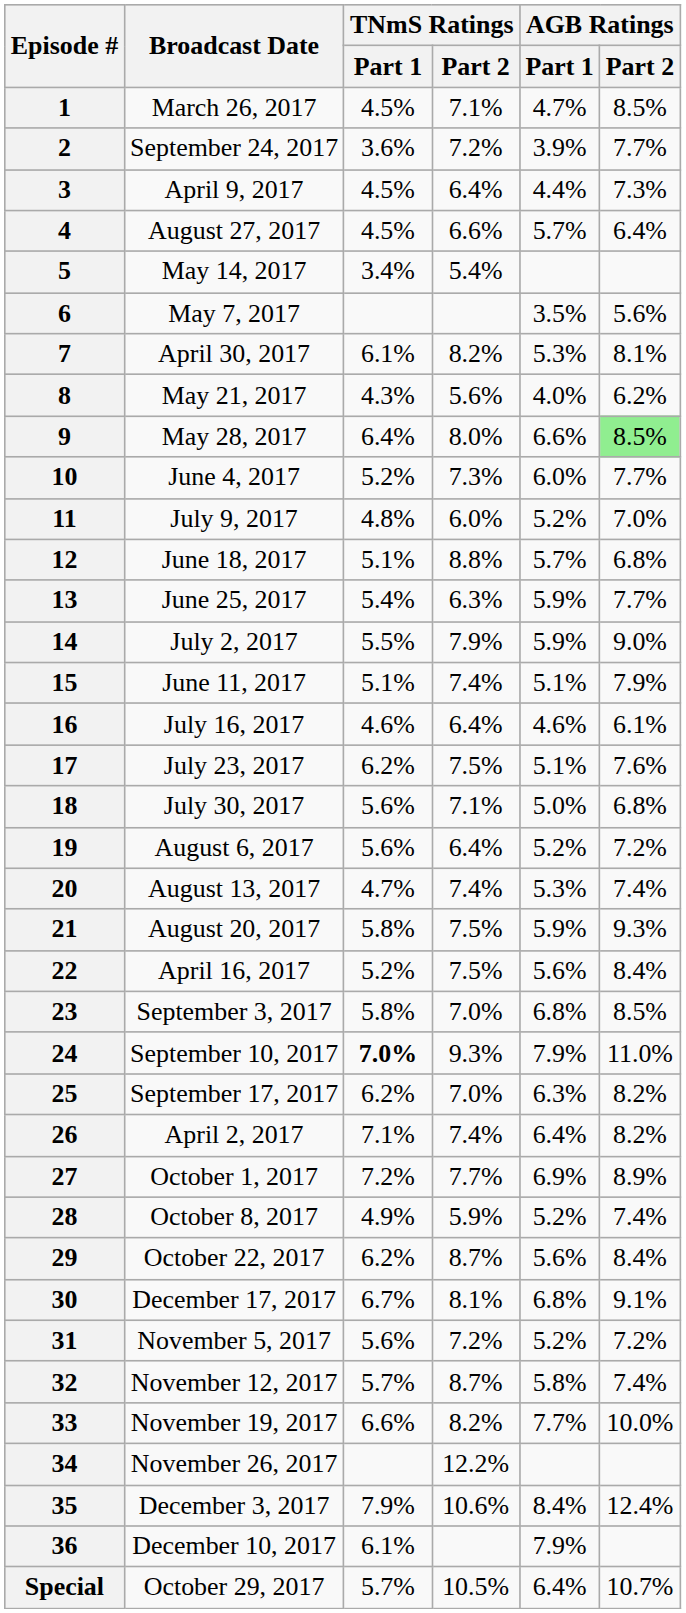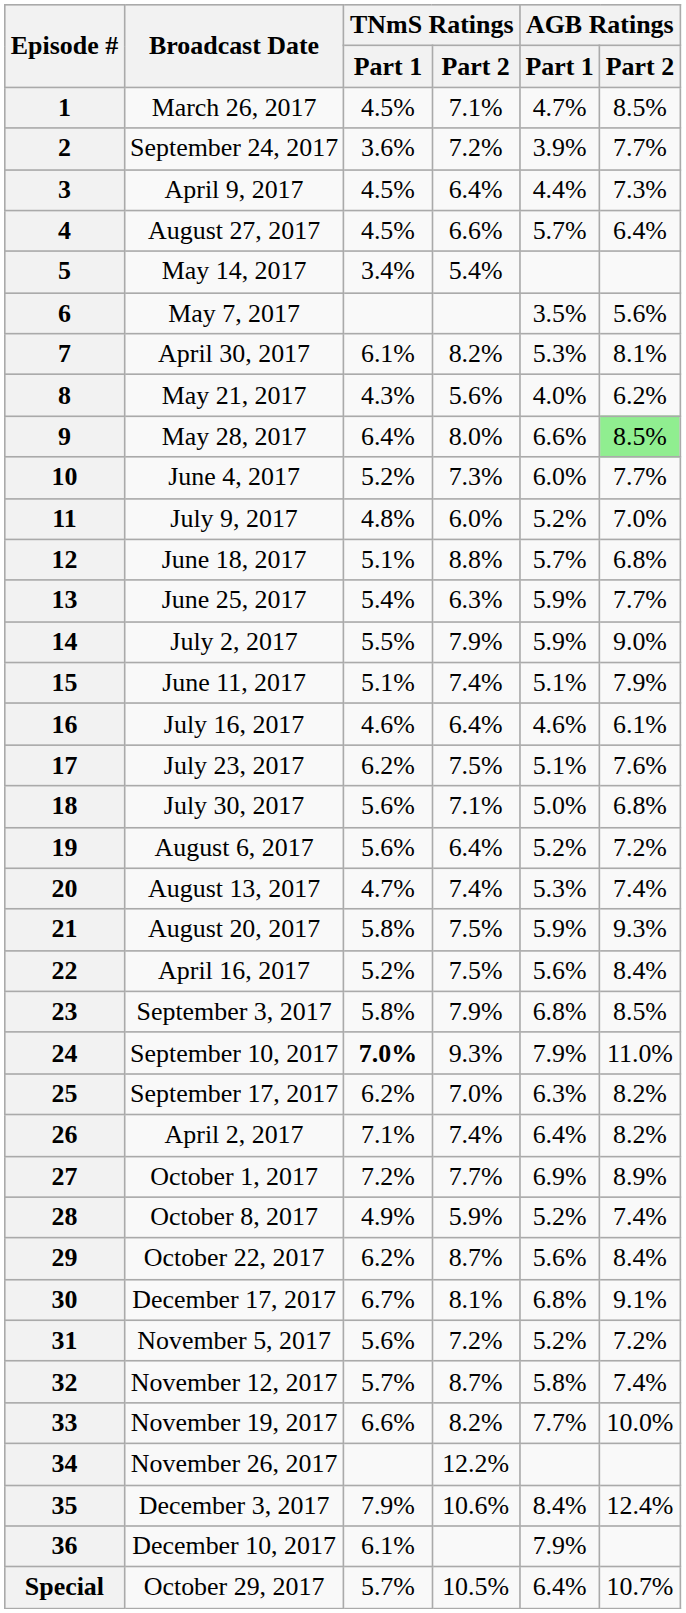(476, 1011) 7.0% -> (476, 1011) 7.9%
